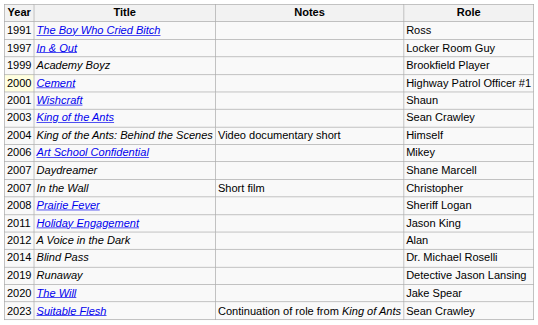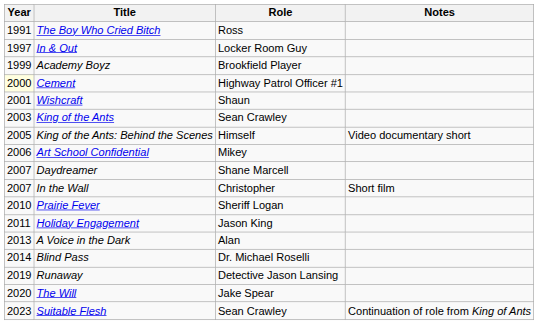columns swapped: (469, 13) <-> (310, 13)
(19, 135) 2004 -> (19, 135) 2005
(19, 205) 2008 -> (19, 205) 2010
(19, 240) 2012 -> (19, 240) 2013
